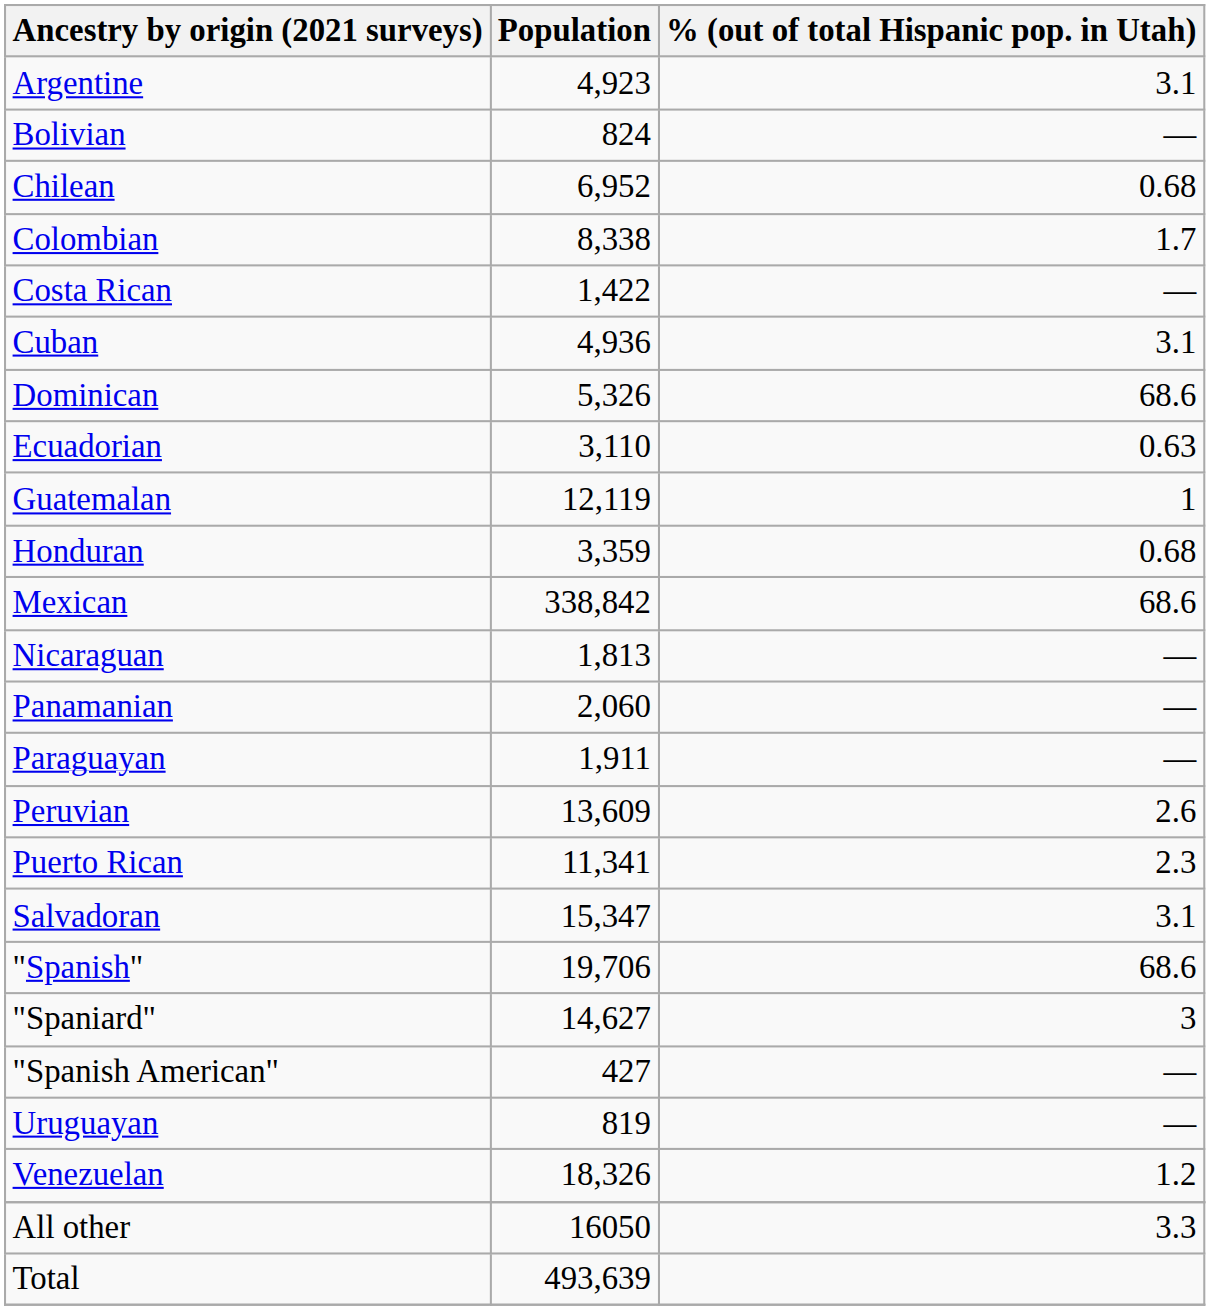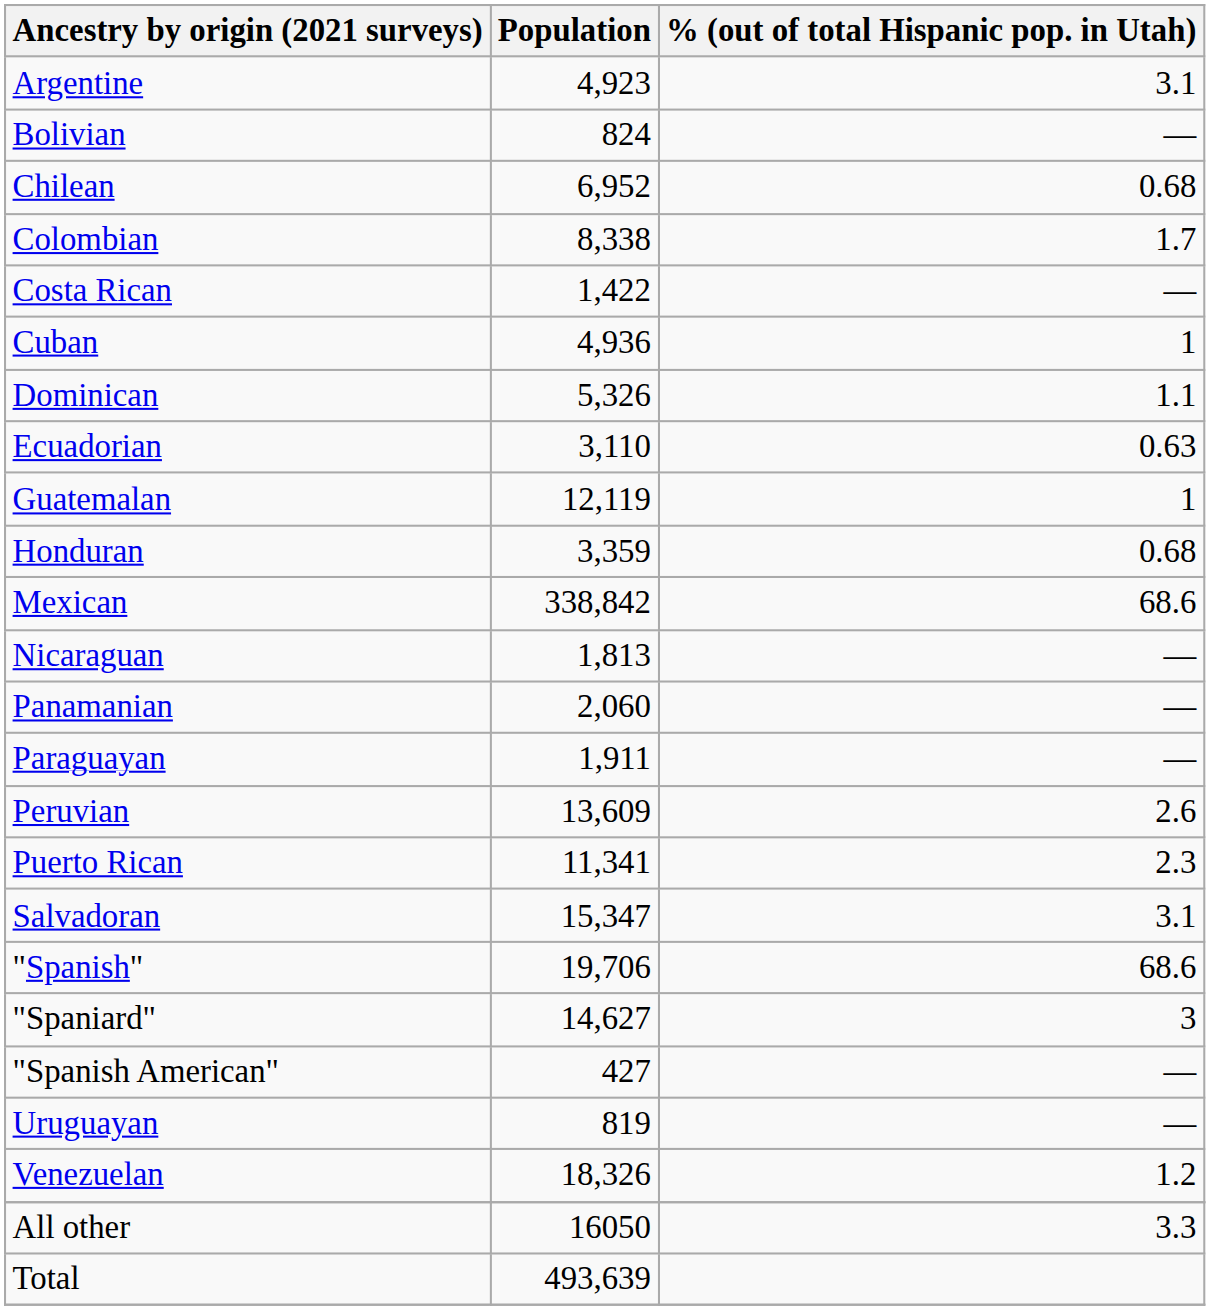(1176, 342) 3.1 -> (1188, 342) 1
(1168, 394) 68.6 -> (1176, 394) 1.1
